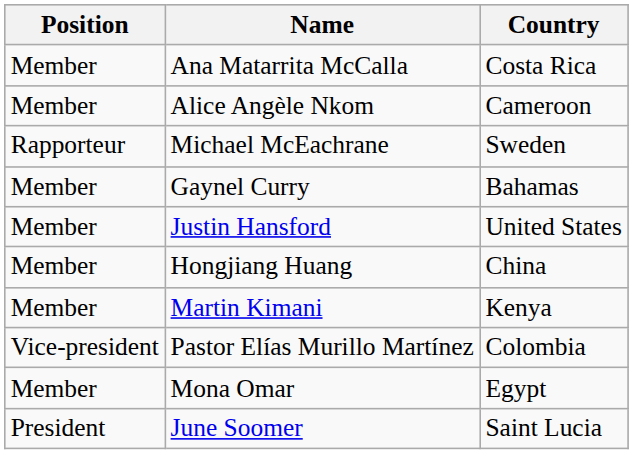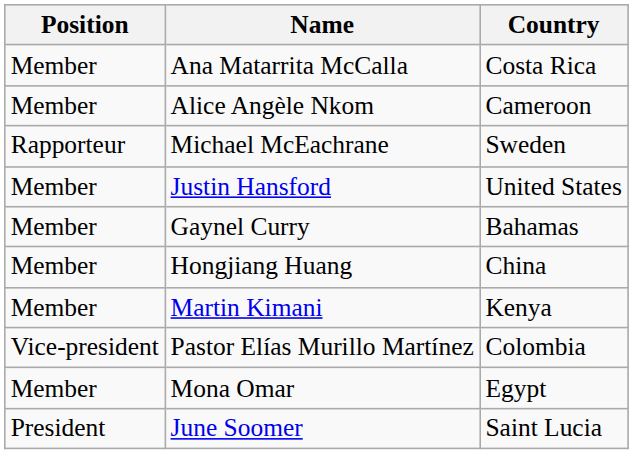rows swapped: (240, 186) <-> (251, 226)
